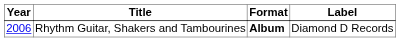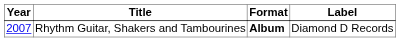(19, 28) 2006 -> (19, 28) 2007
